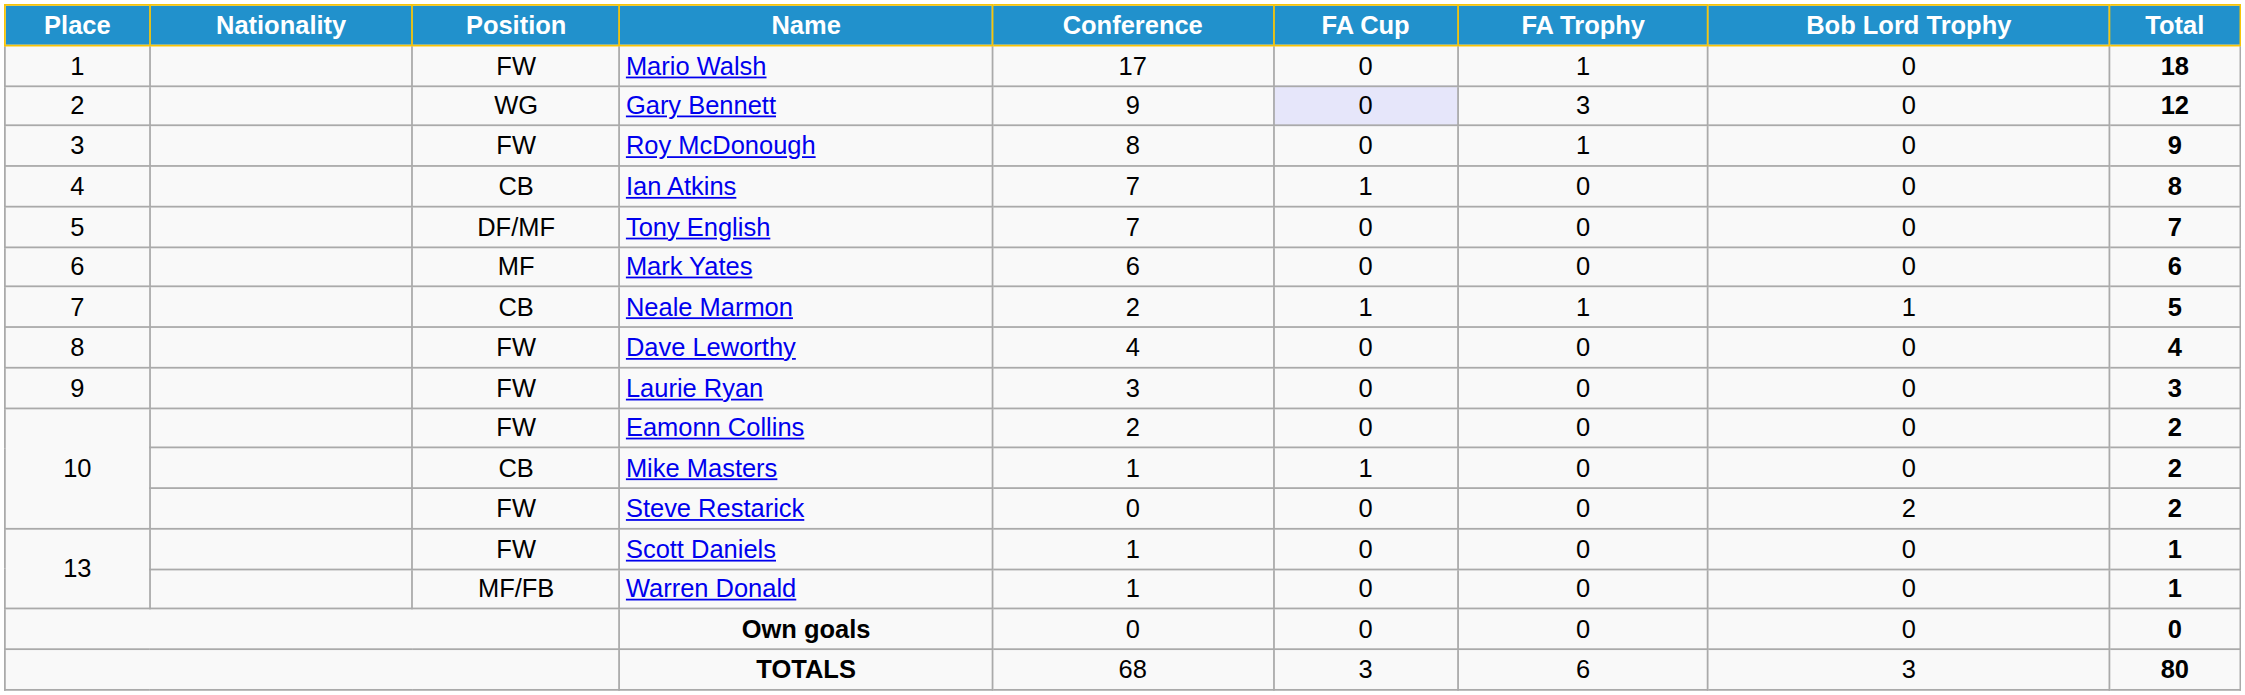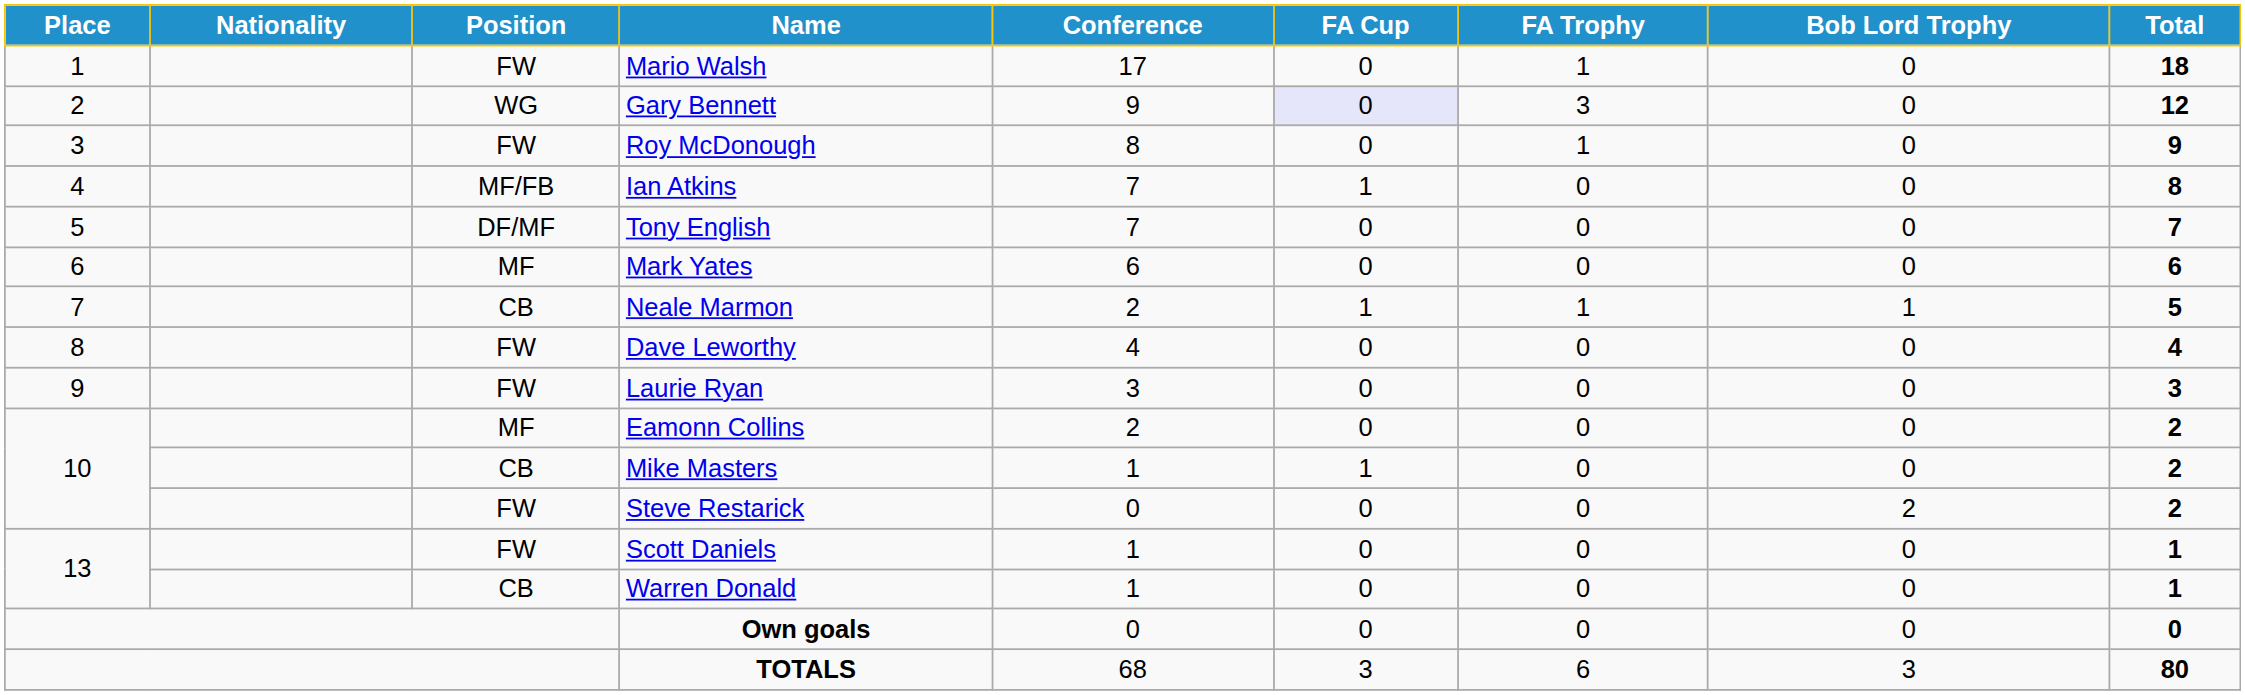(516, 186) CB -> (516, 186) MF/FB
(516, 428) FW -> (516, 428) MF
(516, 589) MF/FB -> (516, 589) CB
